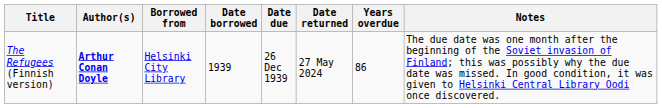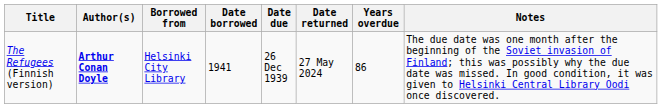(220, 68) 1939 -> (220, 68) 1941
